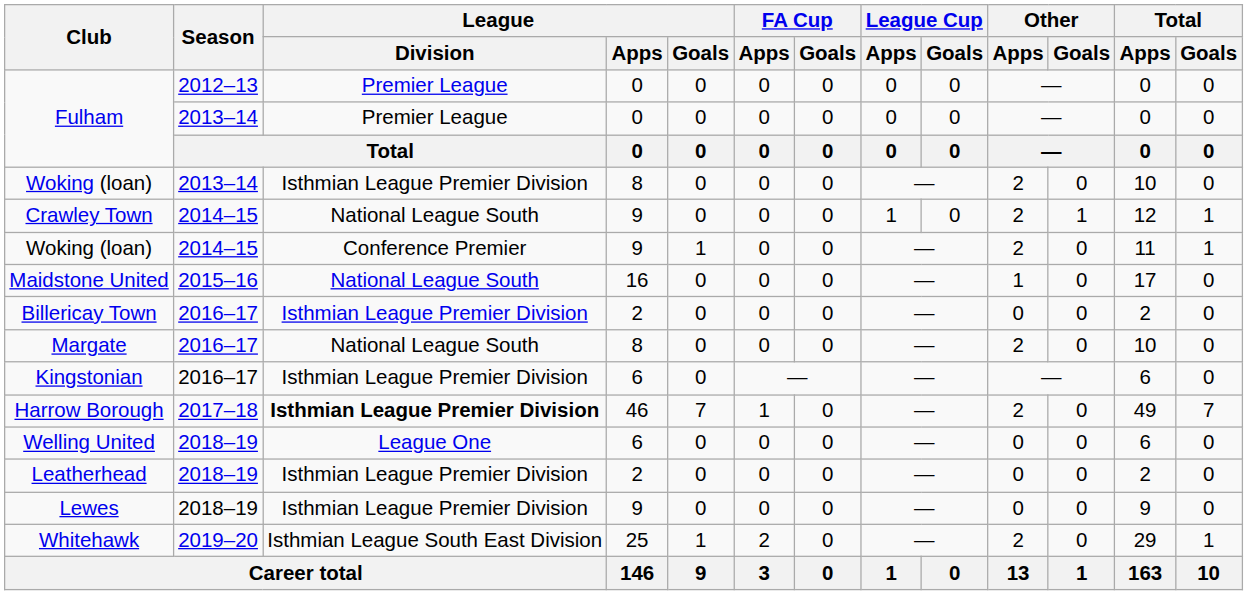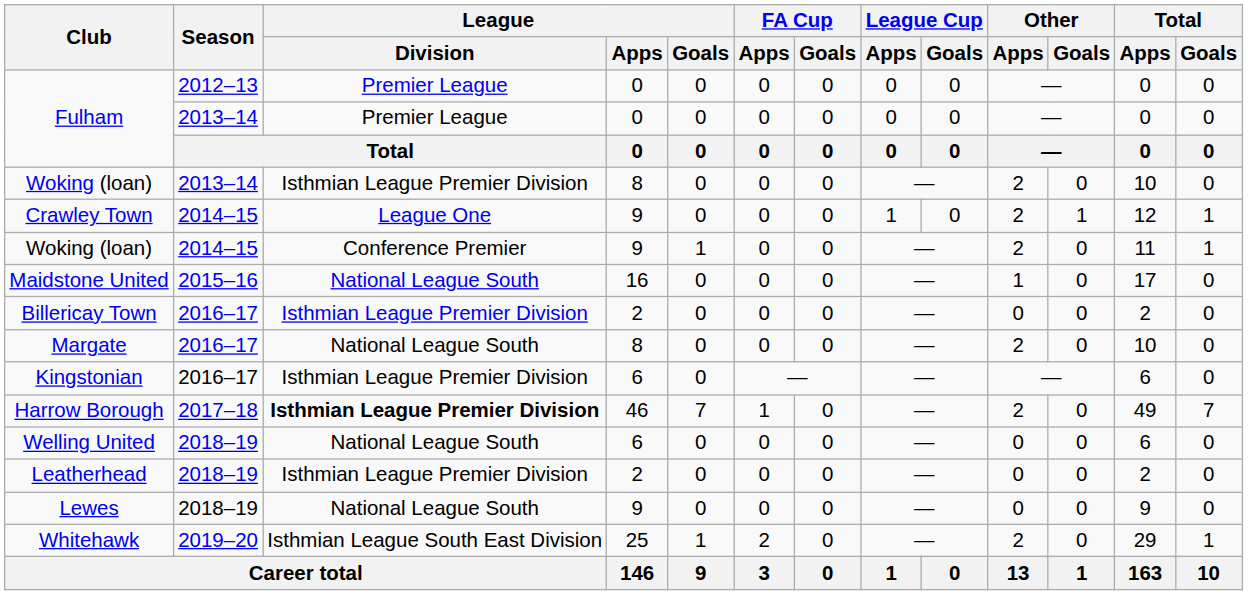(435, 215) National League South -> (435, 215) League One
(435, 442) League One -> (435, 442) National League South
(435, 507) Isthmian League Premier Division -> (435, 507) National League South
